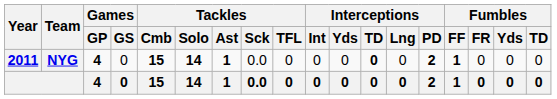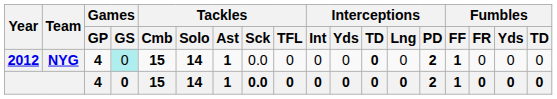(23, 60) 2011 -> (23, 60) 2012
(124, 60) no background -> (125, 60) paleturquoise background
